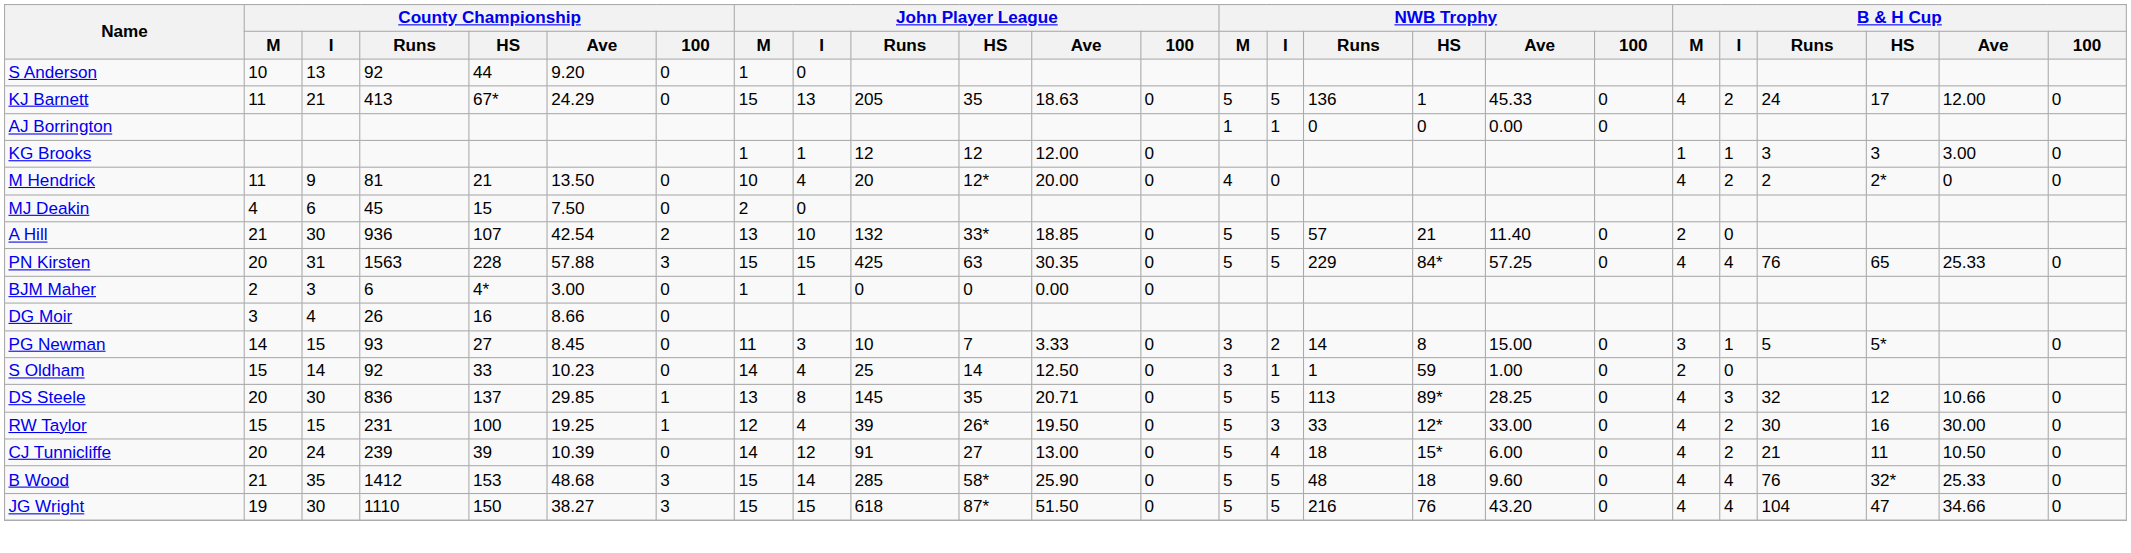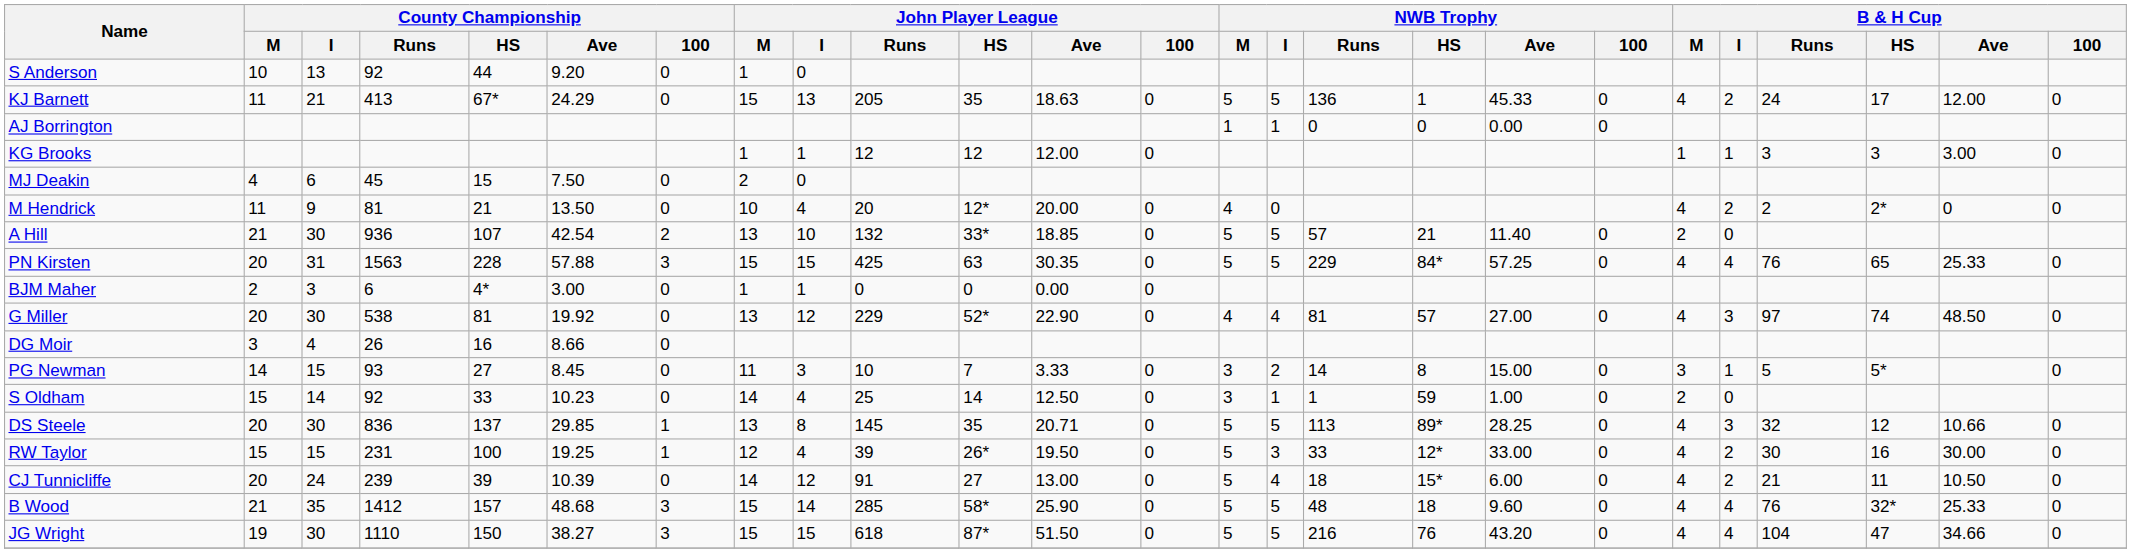rows swapped: (49, 208) <-> (52, 180)
+ row: (38, 316)
(487, 479) 153 -> (487, 506) 157
